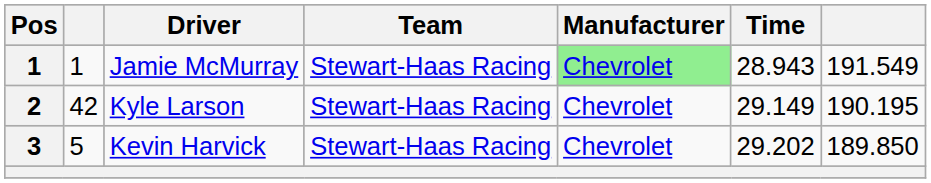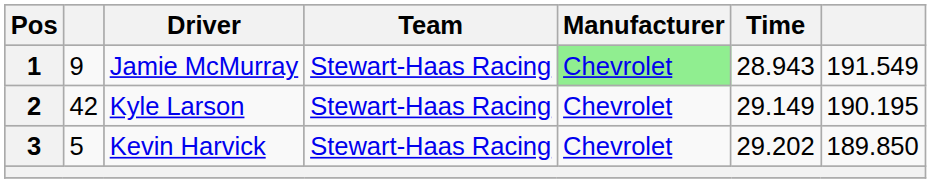(77, 66) 1 -> (77, 66) 9
